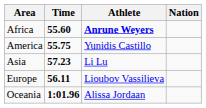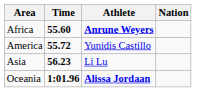(59, 45) 55.75 -> (59, 45) 55.72
(59, 62) 57.23 -> (59, 62) 56.23
- row: (22, 78)
(115, 95) normal -> (117, 78) bold
